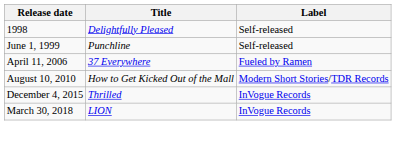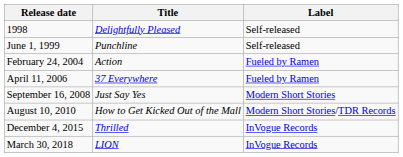+ row: (45, 62)
+ row: (48, 95)
